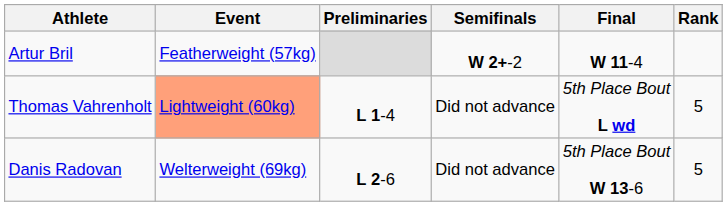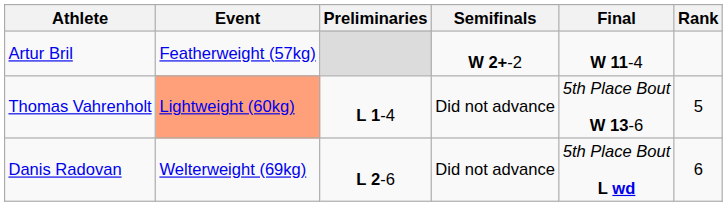(617, 107) 5th Place Bout L wd -> (617, 107) 5th Place Bout W 13-6
(617, 170) 5th Place Bout W 13-6 -> (617, 170) 5th Place Bout L wd
(698, 170) 5 -> (698, 170) 6
